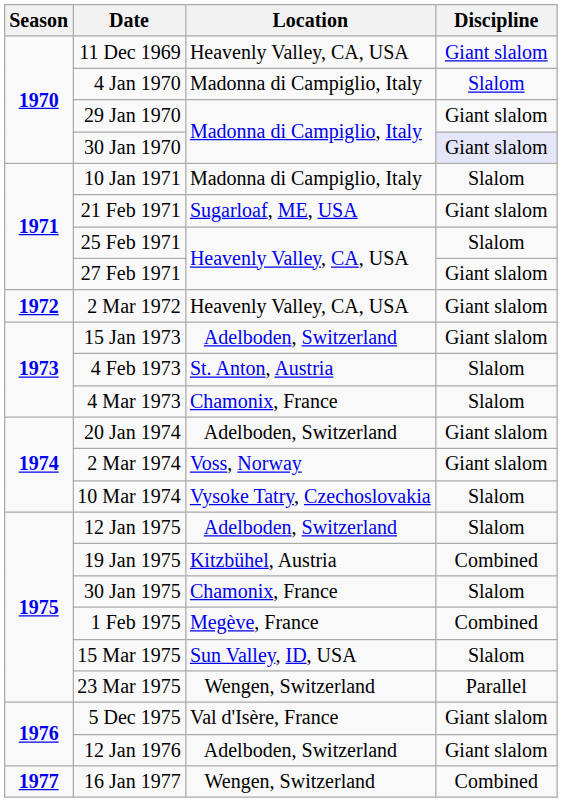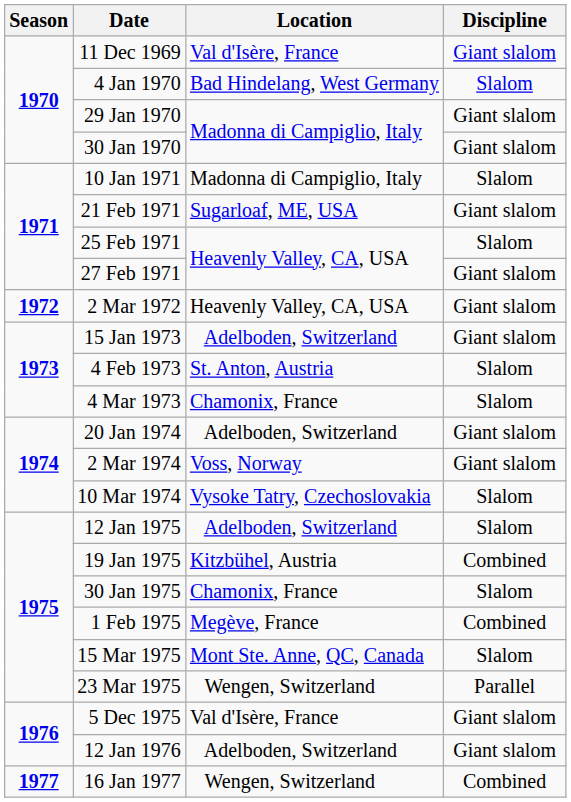(299, 52) Heavenly Valley, CA, USA -> (264, 52) Val d'Isère, France
(306, 83) Madonna di Campiglio, Italy -> (314, 83) Bad Hindelang, West Germany
(496, 147) lavender background -> (505, 147) no background
(273, 654) Sun Valley, ID, USA -> (307, 654) Mont Ste. Anne, QC, Canada
